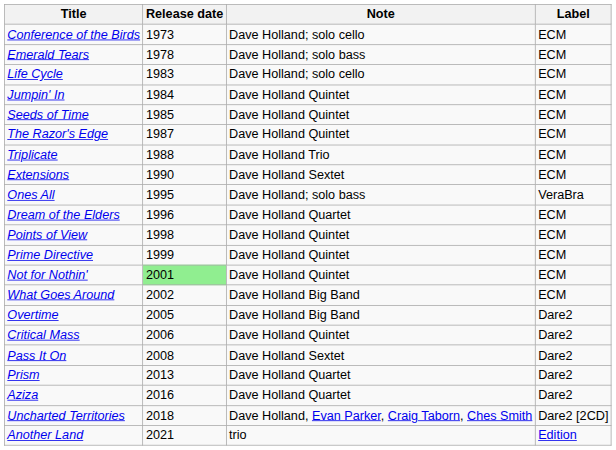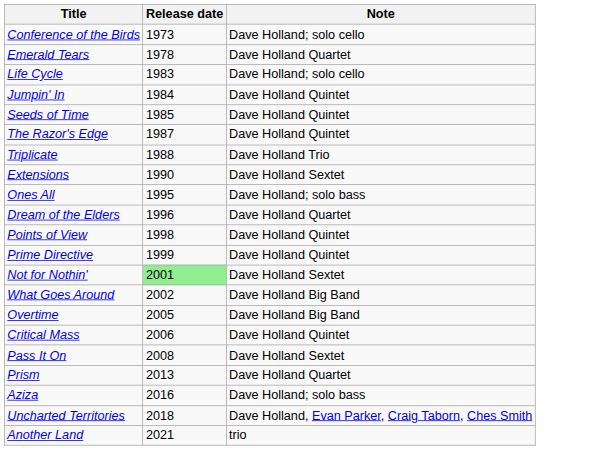- column: (573, 14)
(297, 54) Dave Holland; solo bass -> (290, 54) Dave Holland Quartet
(289, 275) Dave Holland Quintet -> (287, 275) Dave Holland Sextet
(290, 395) Dave Holland Quartet -> (297, 395) Dave Holland; solo bass
